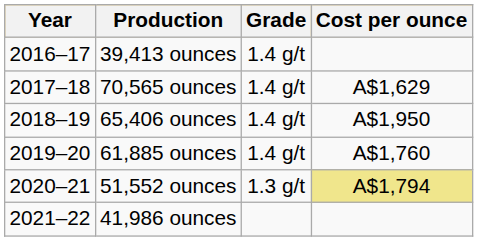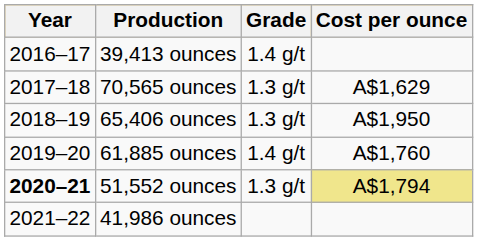(276, 86) 1.4 g/t -> (276, 86) 1.3 g/t
(276, 119) 1.4 g/t -> (276, 119) 1.3 g/t
(50, 185) normal -> (50, 185) bold
